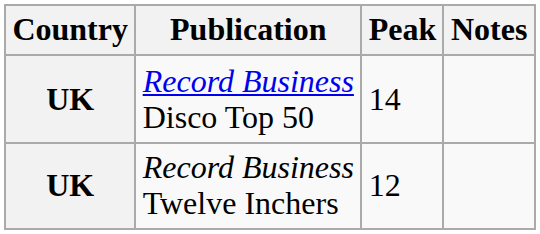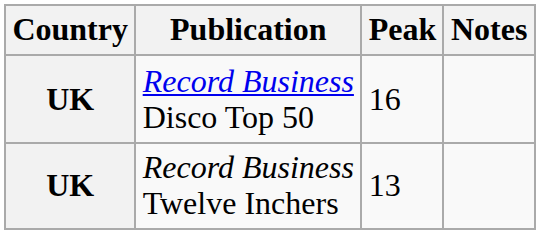(385, 98) 14 -> (385, 98) 16
(385, 185) 12 -> (385, 185) 13
